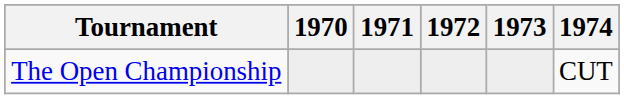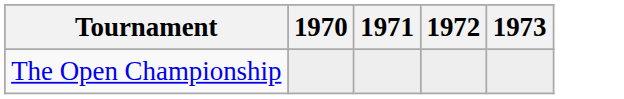- column: (586, 26)
